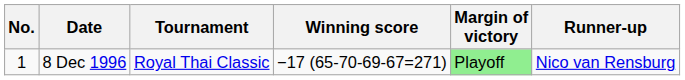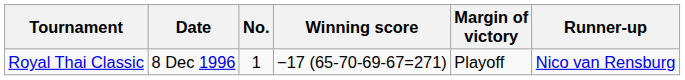columns swapped: (22, 27) <-> (202, 27)
(479, 62) lightgreen background -> (479, 62) no background
